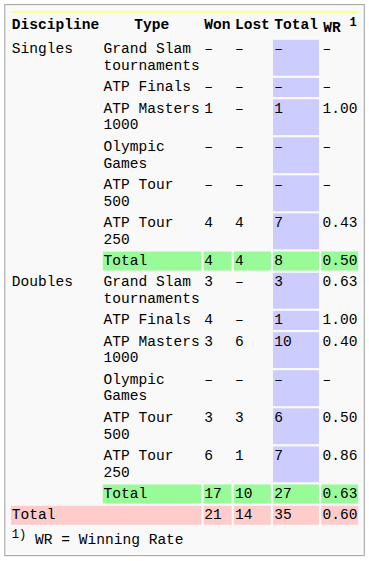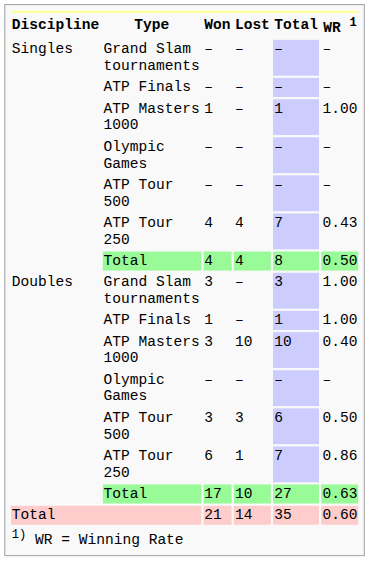(340, 282) 0.63 -> (340, 282) 1.00
(209, 320) 4 -> (209, 320) 1
(239, 342) 6 -> (244, 342) 10
